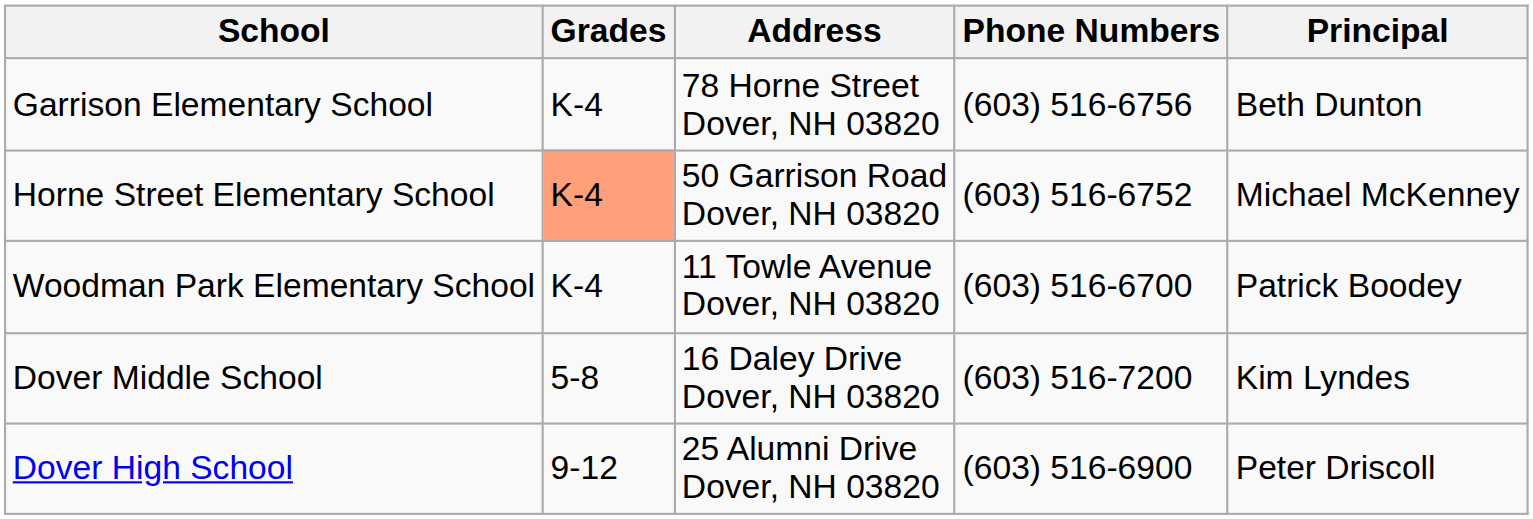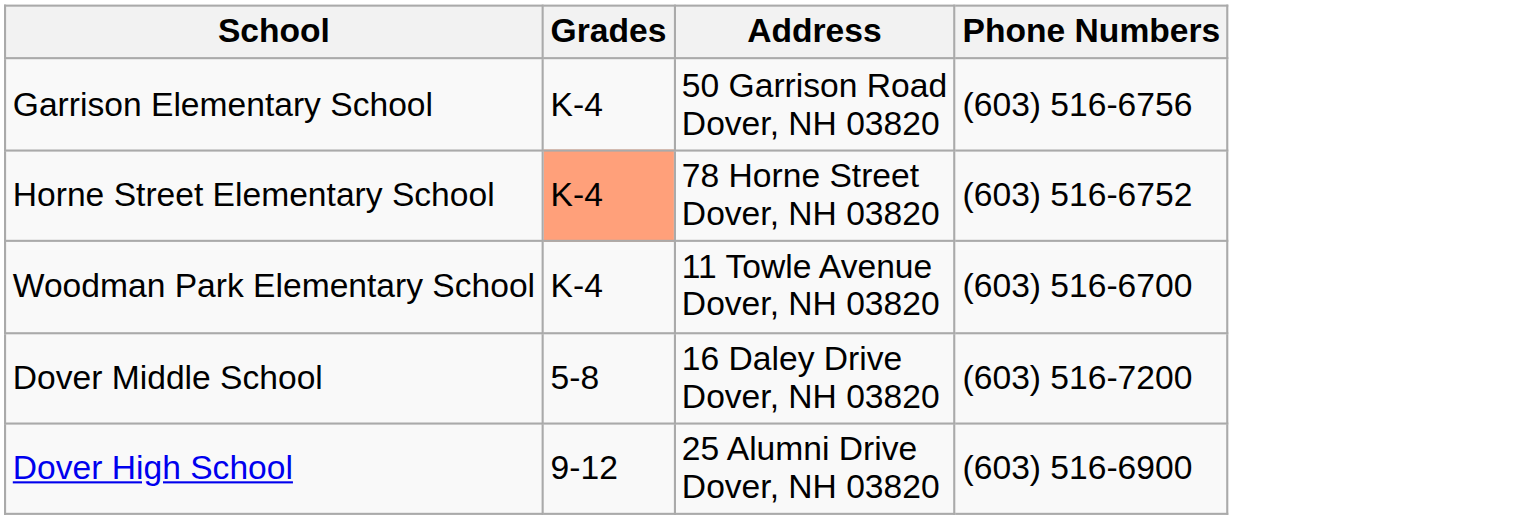- column: (1378, 31)
(811, 103) 78 Horne Street Dover, NH 03820 -> (814, 103) 50 Garrison Road Dover, NH 03820
(814, 195) 50 Garrison Road Dover, NH 03820 -> (811, 195) 78 Horne Street Dover, NH 03820
